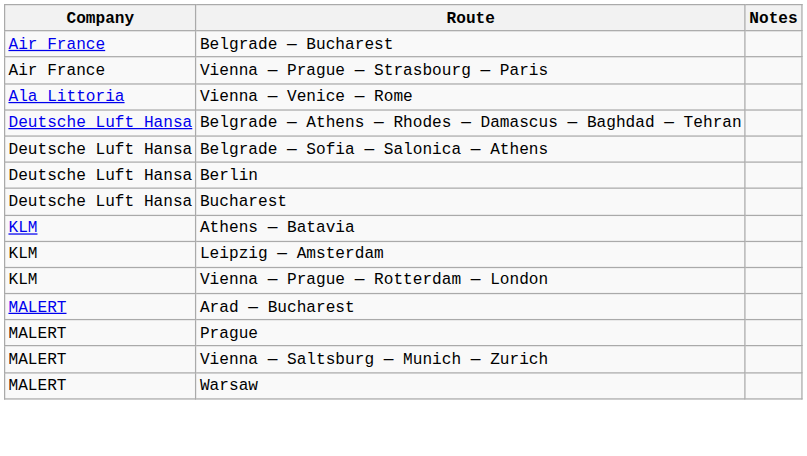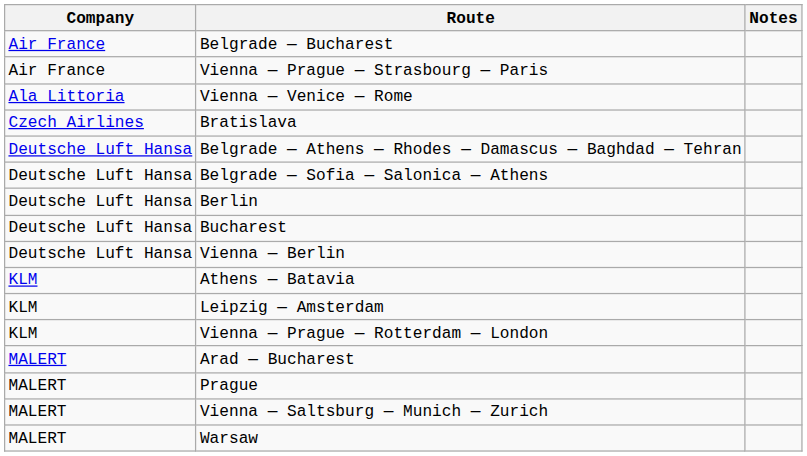+ row: (248, 123)
+ row: (272, 254)
